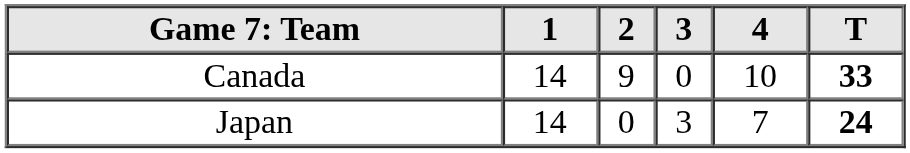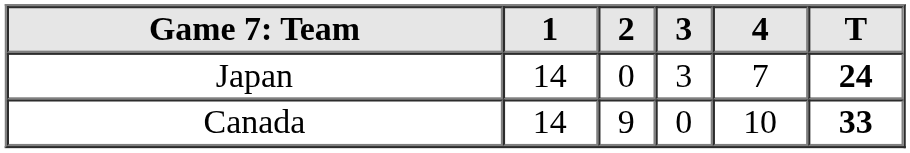rows swapped: (254, 122) <-> (254, 75)
